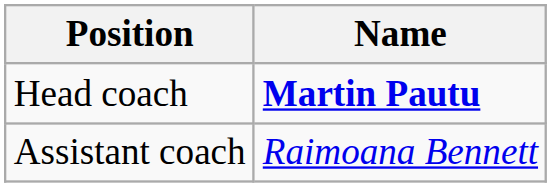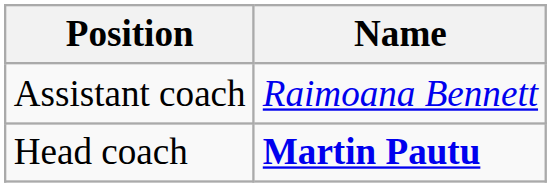rows swapped: (101, 92) <-> (130, 151)
